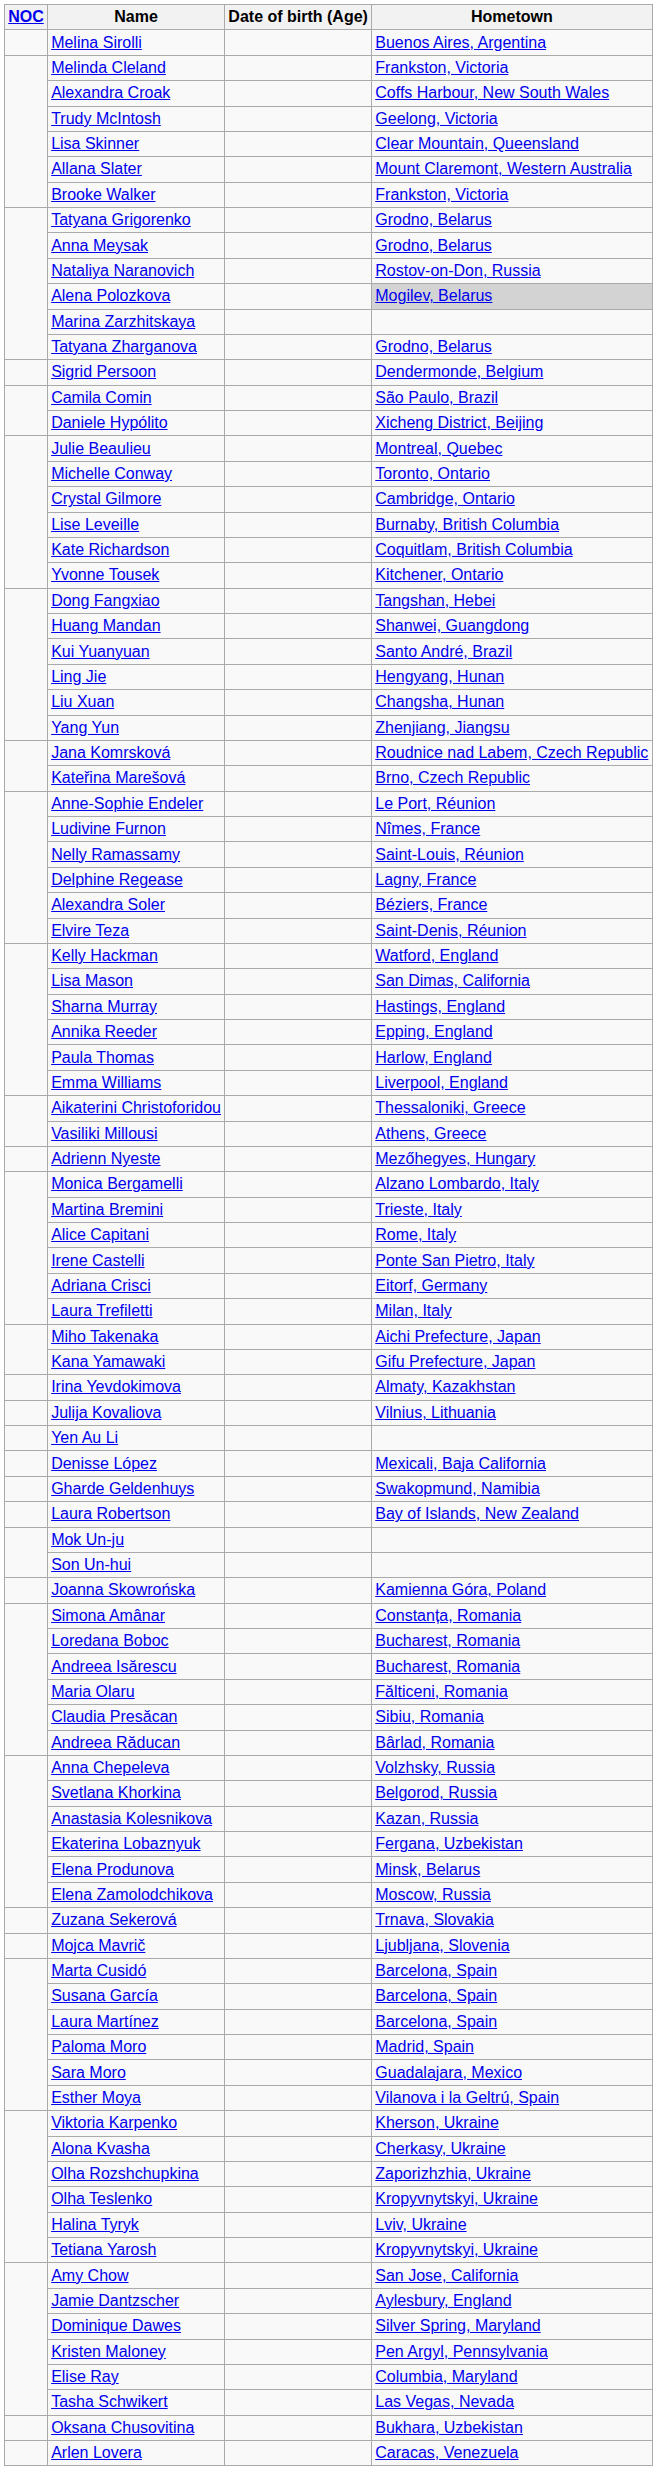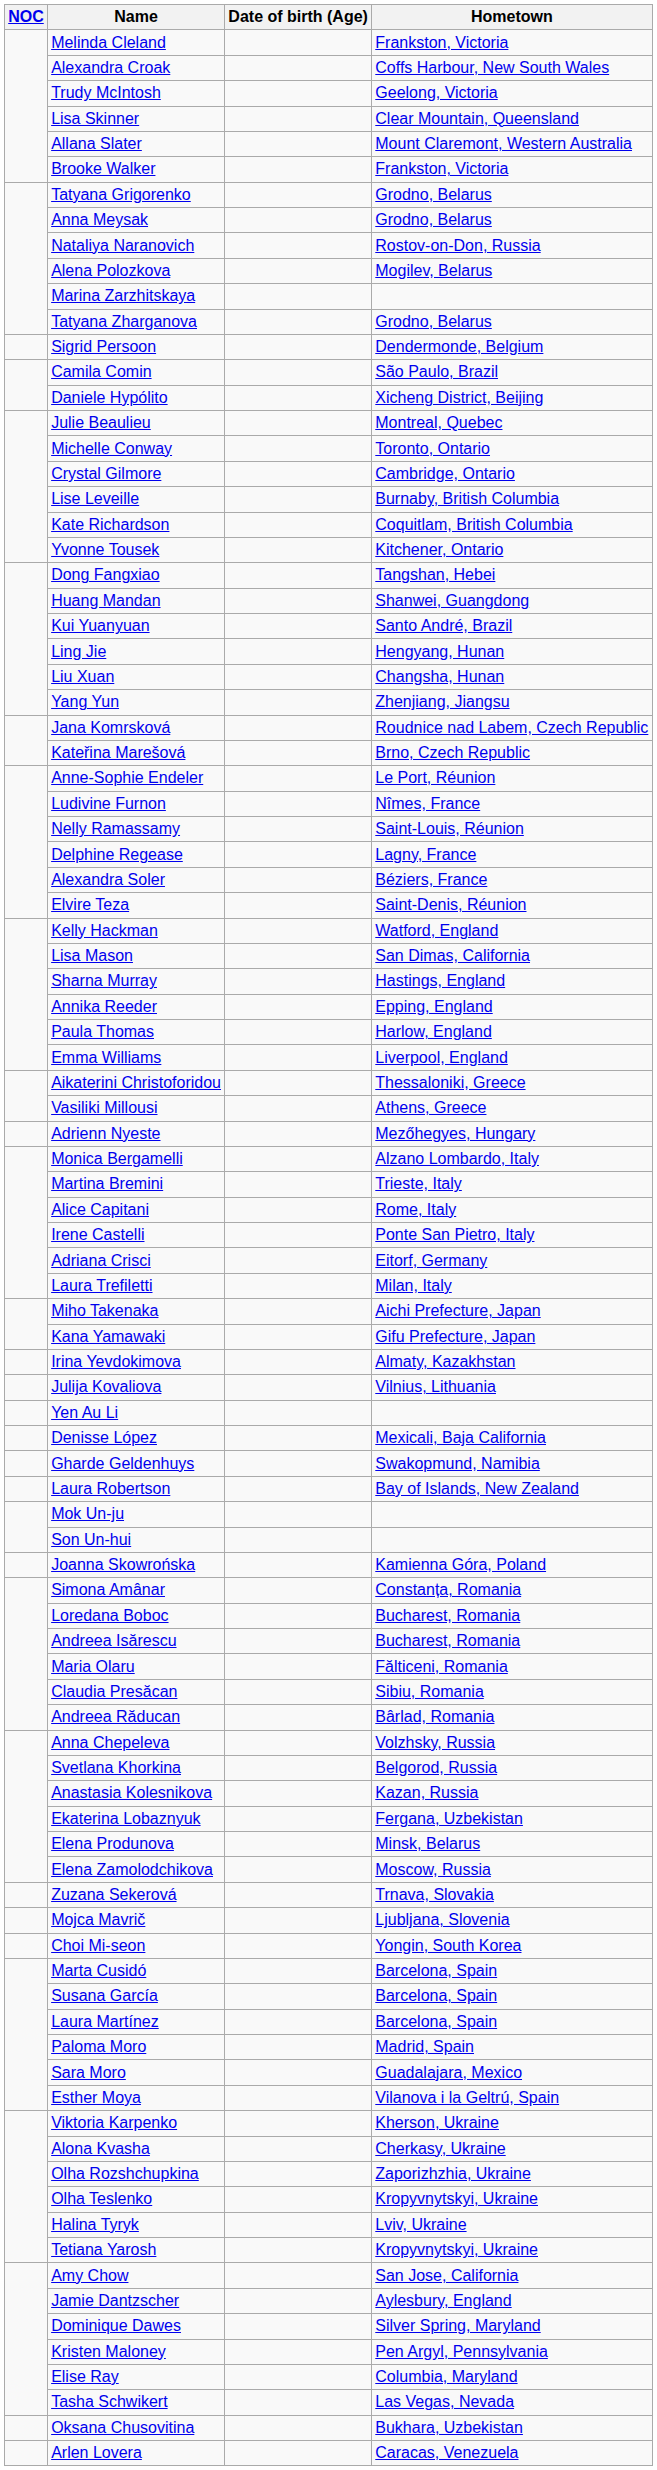- row: (96, 42)
(434, 296) lightgrey background -> (434, 270) no background
+ row: (98, 1945)
